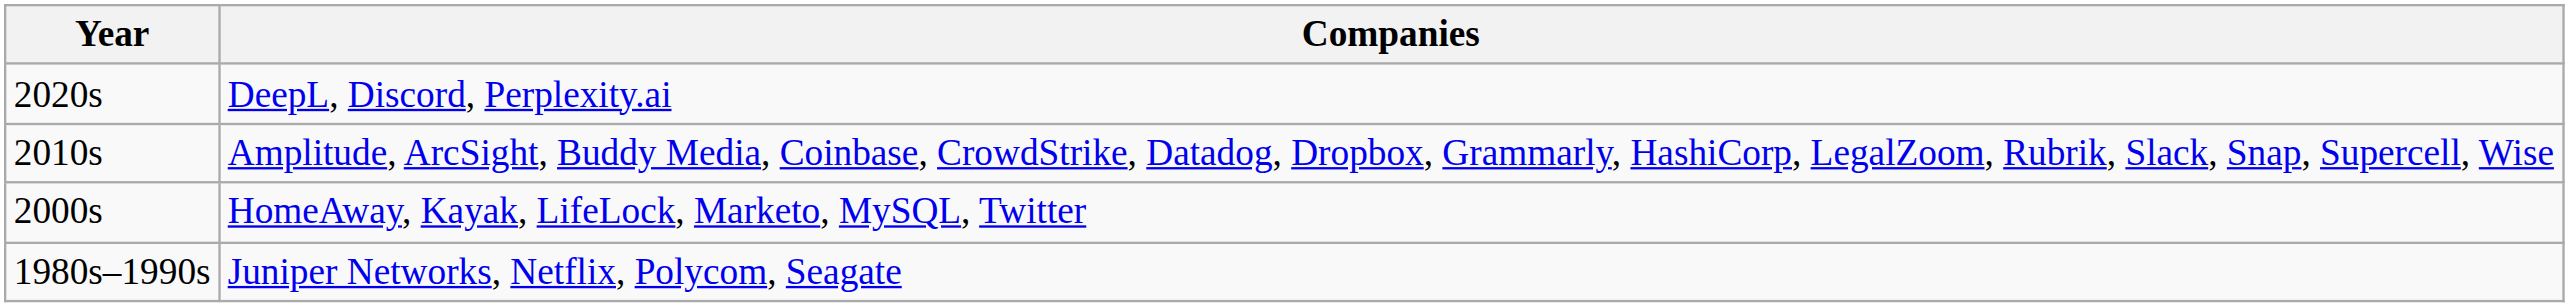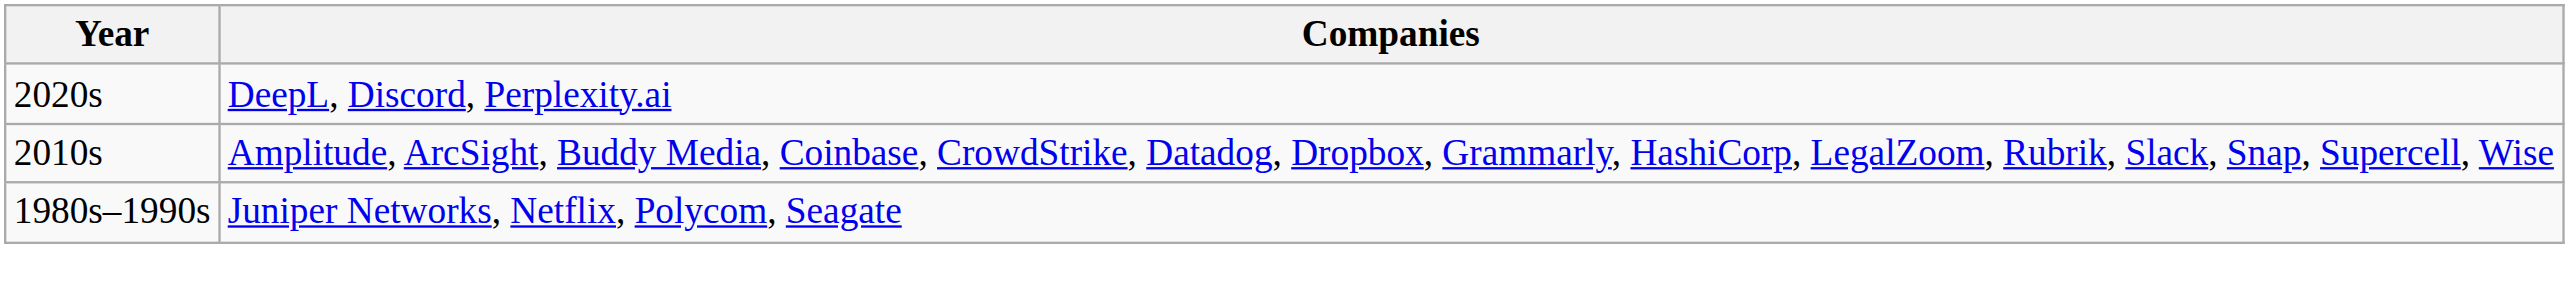- row: (657, 211)
